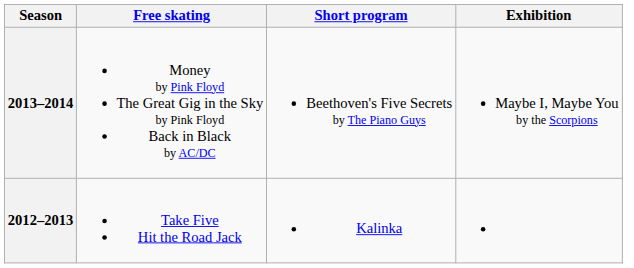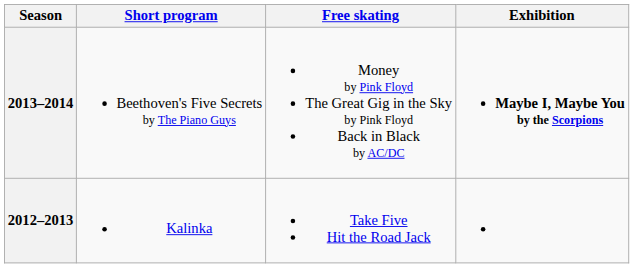columns swapped: (361, 16) <-> (172, 16)
(539, 111) normal -> (542, 111) bold
